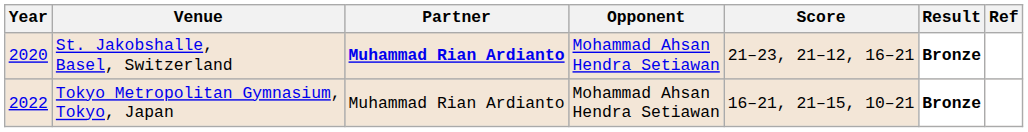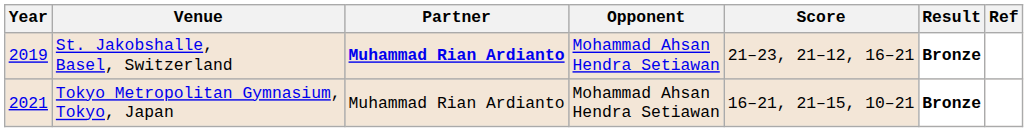(28, 55) 2020 -> (28, 55) 2019
(28, 103) 2022 -> (28, 103) 2021
